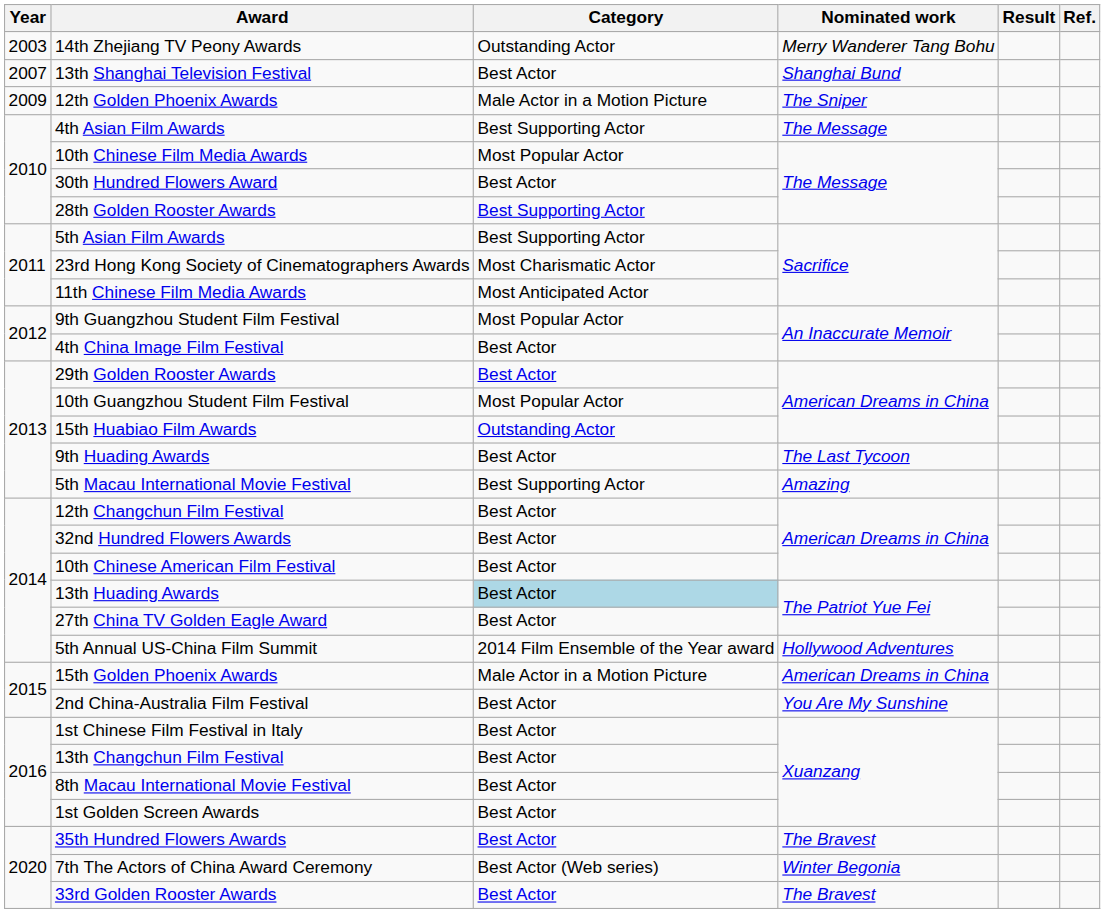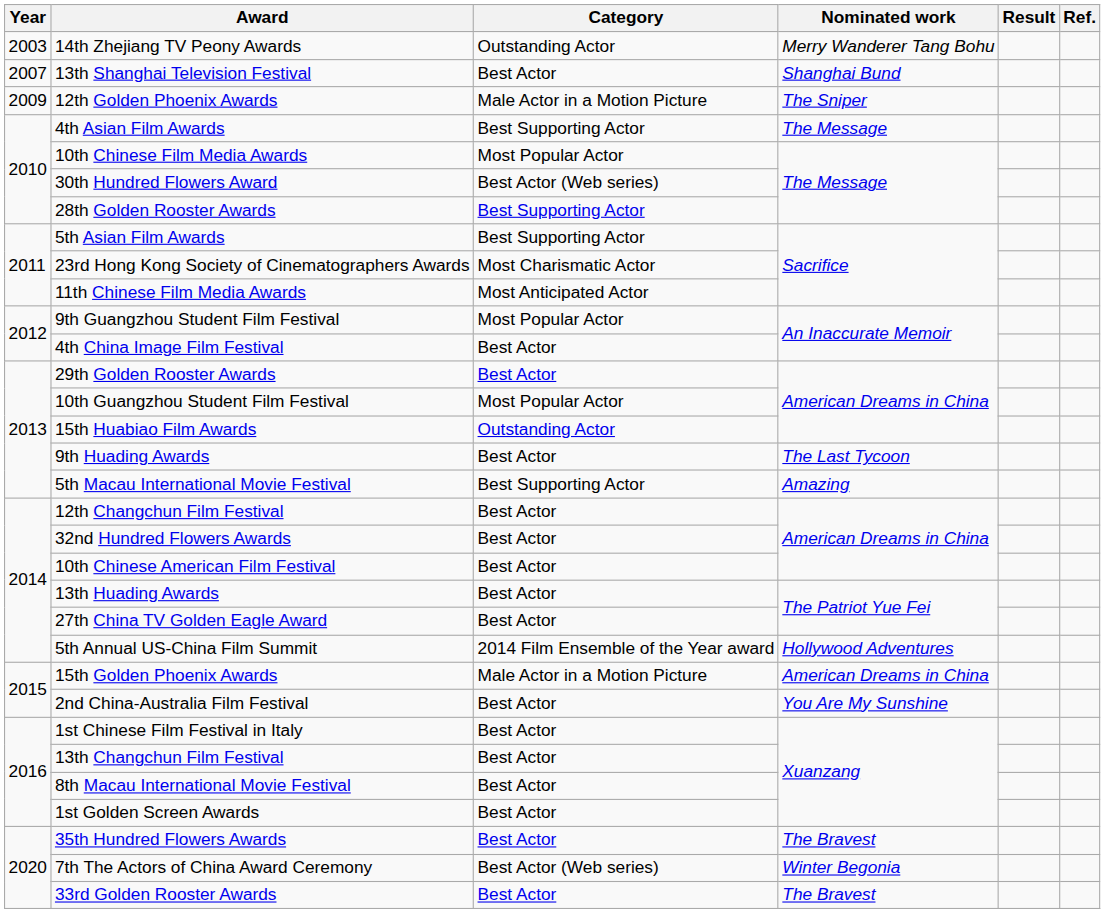(517, 182) Best Actor -> (568, 182) Best Actor (Web series)
(517, 593) lightblue background -> (517, 593) no background
